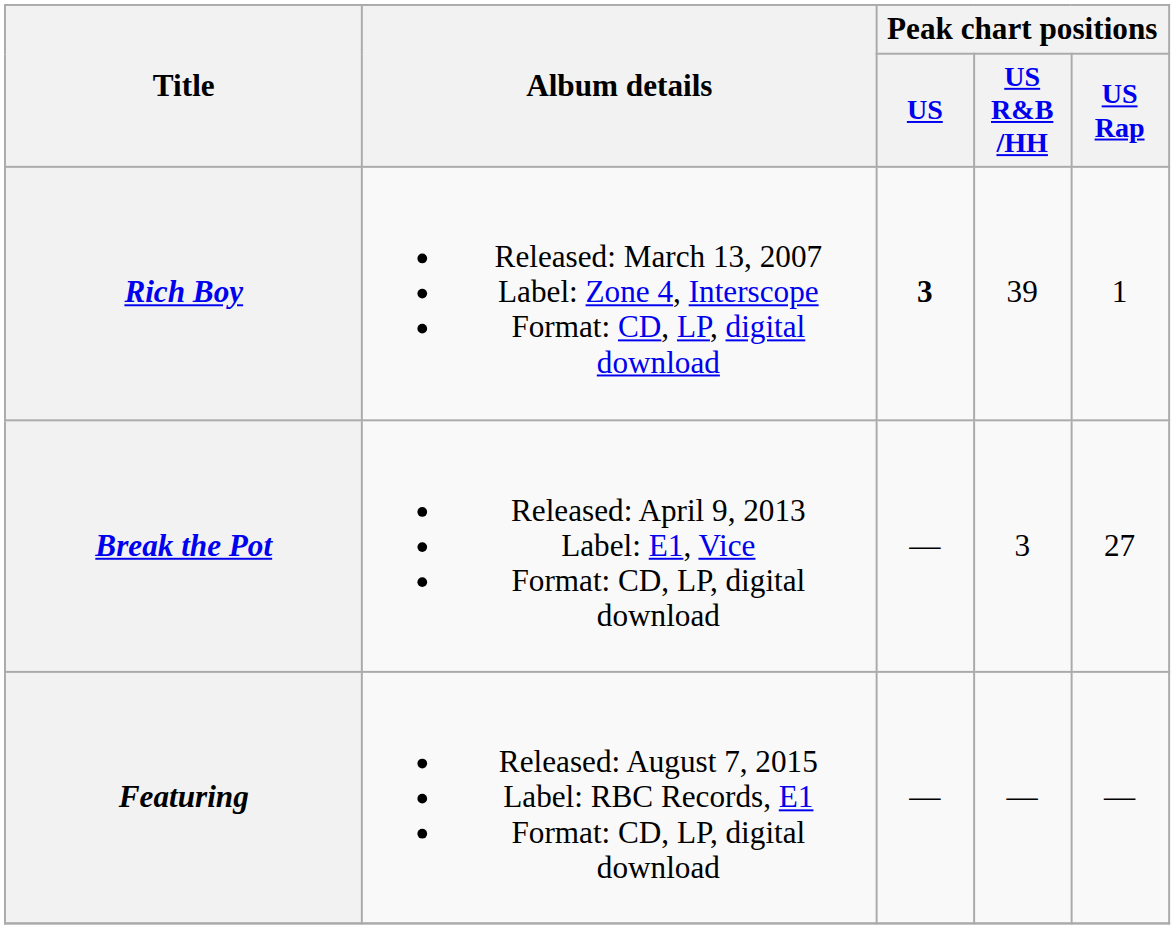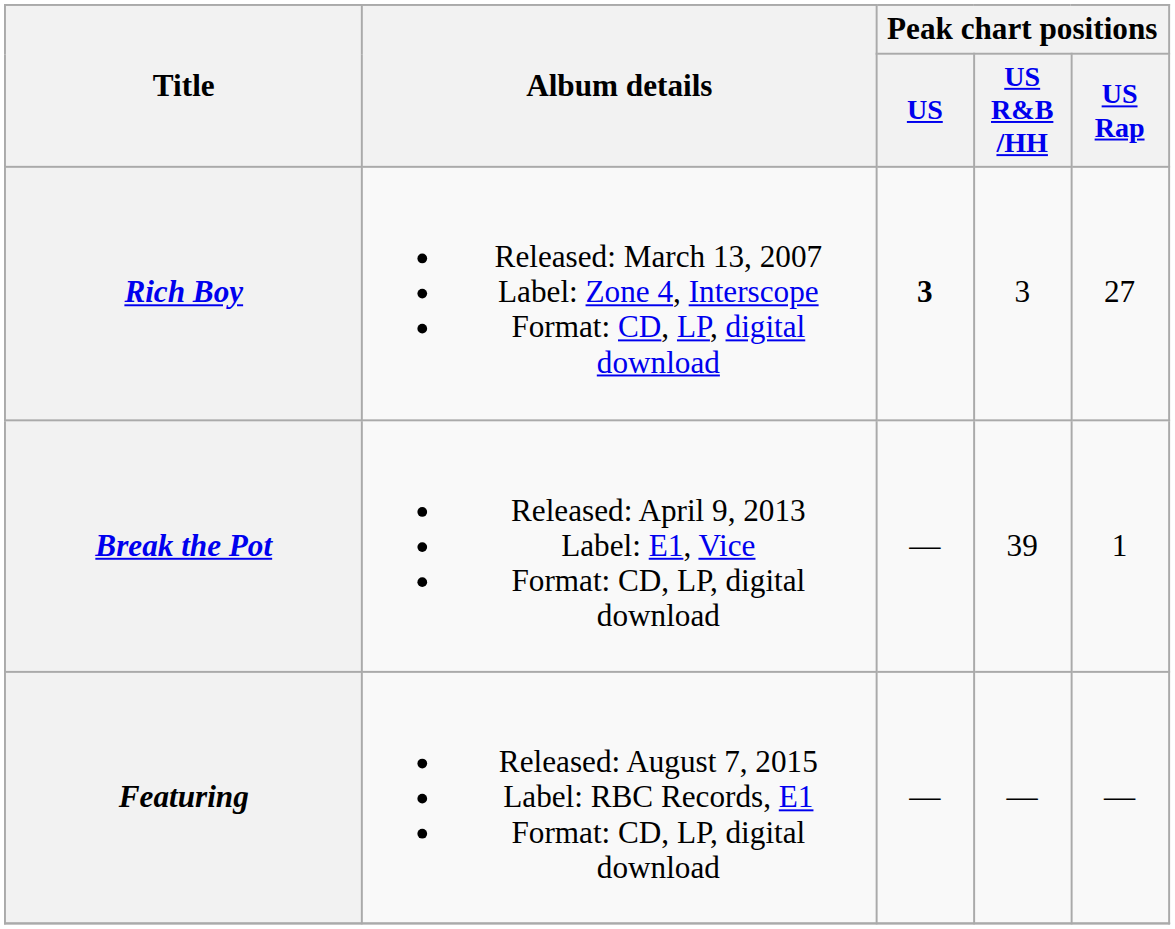(1022, 292) 39 -> (1022, 292) 3
(1120, 292) 1 -> (1120, 292) 27
(1022, 545) 3 -> (1022, 545) 39
(1120, 545) 27 -> (1120, 545) 1
